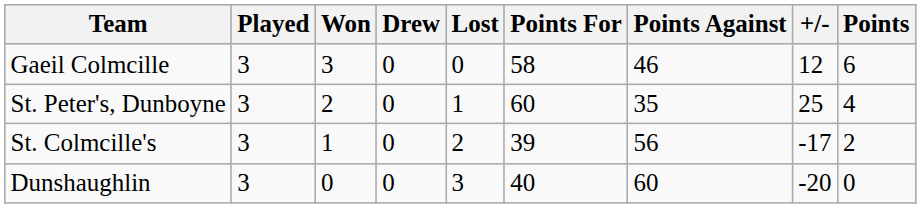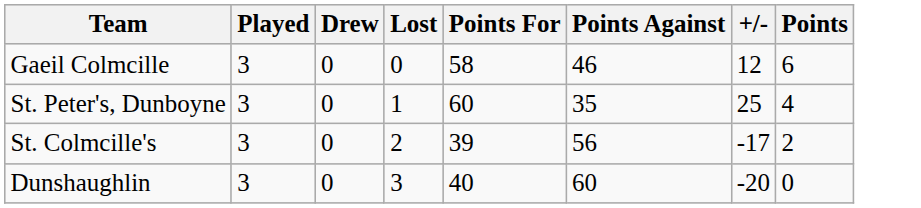- column: (346, 24)
